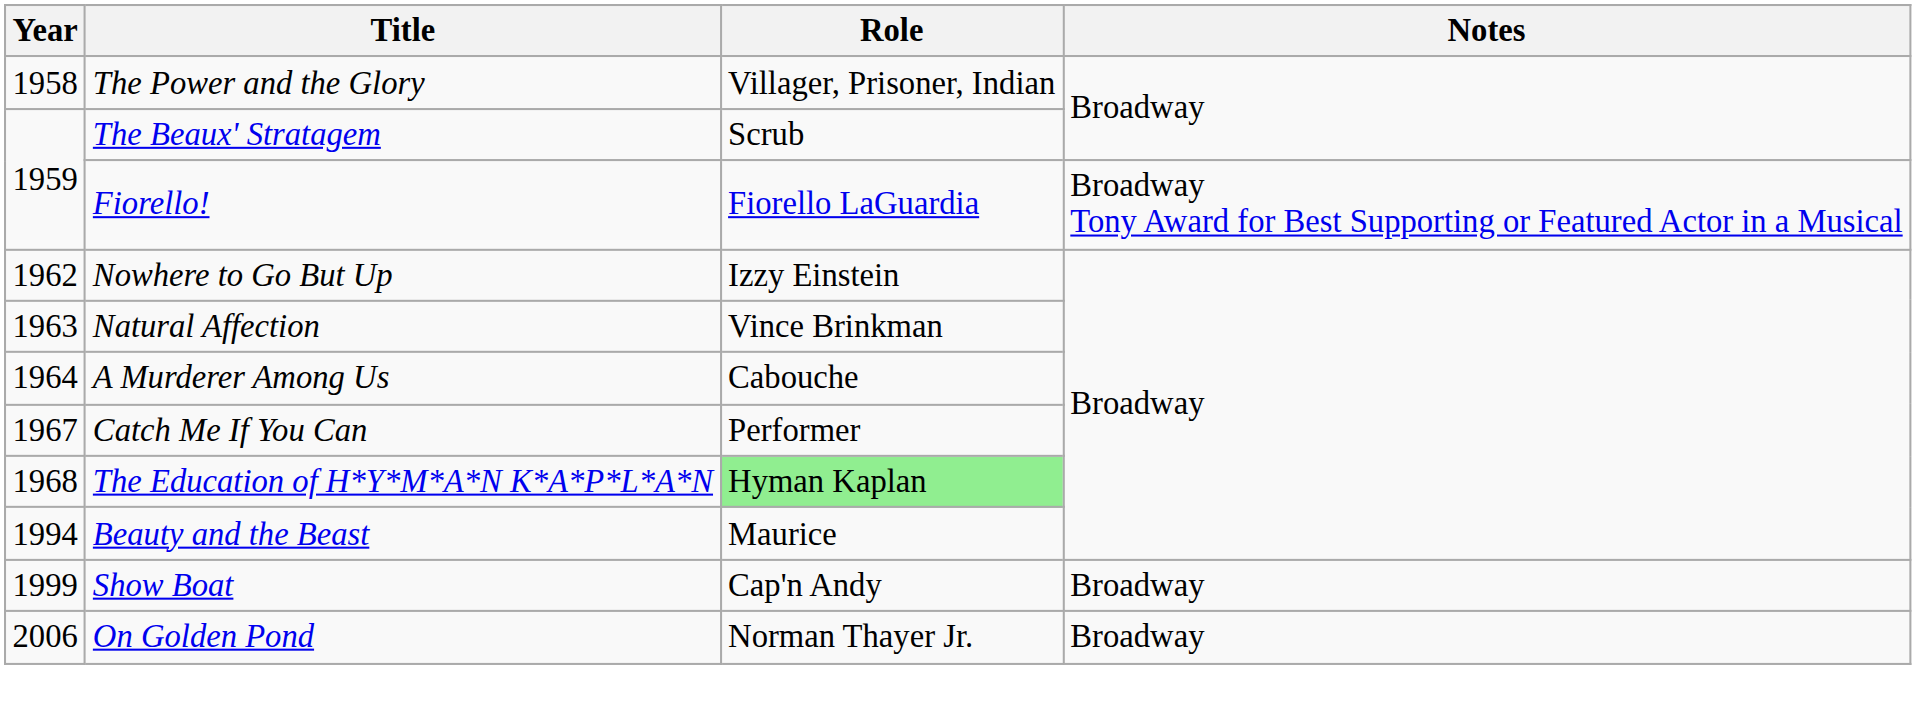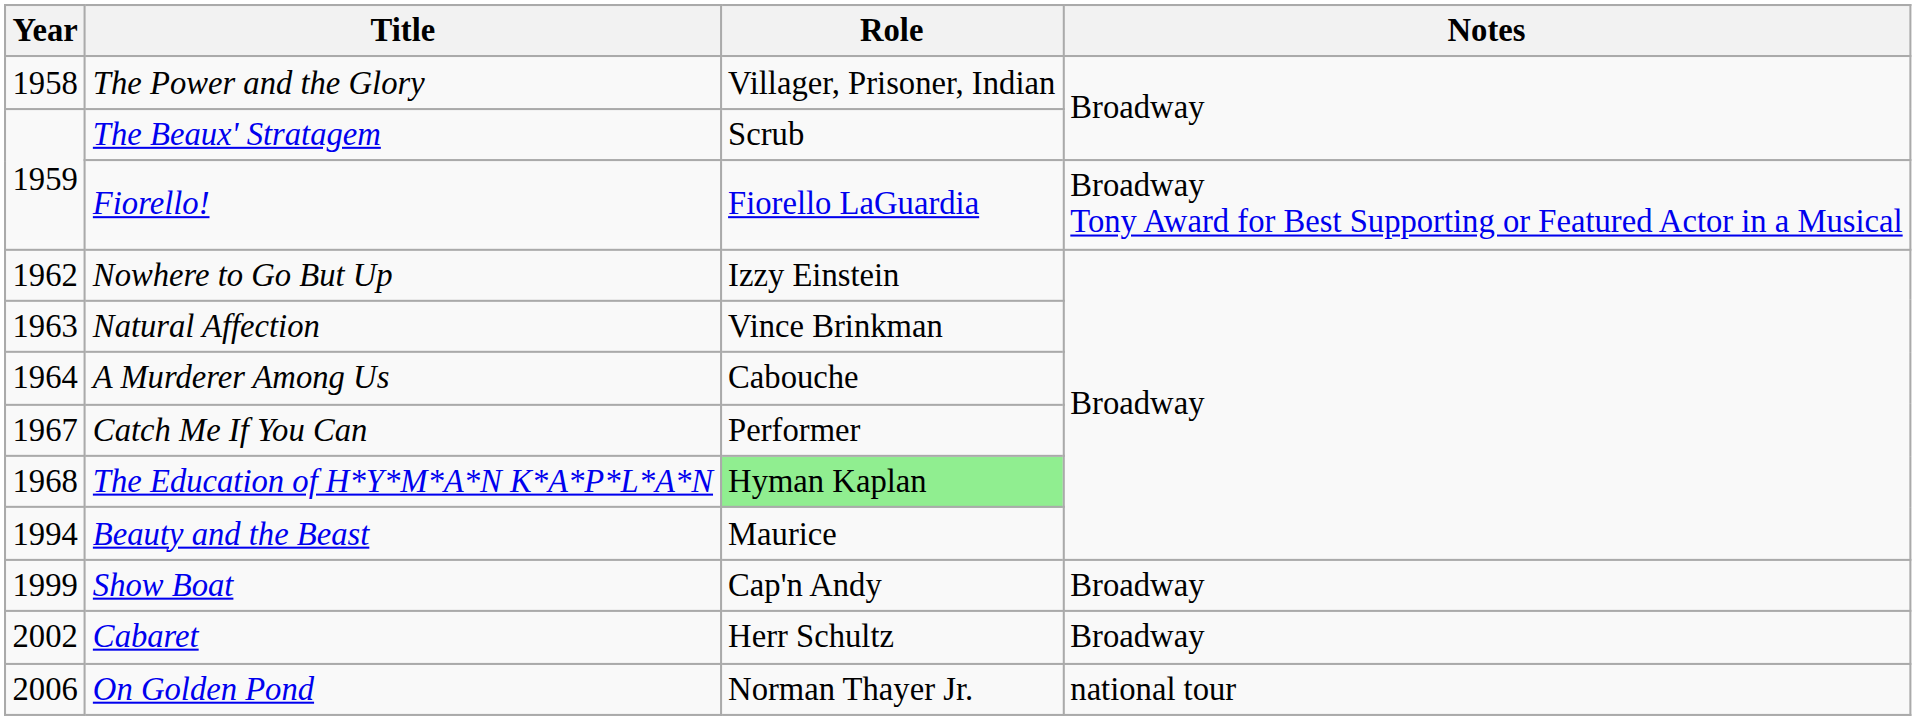+ row: (146, 636)
(1137, 636) Broadway -> (1153, 688) national tour
